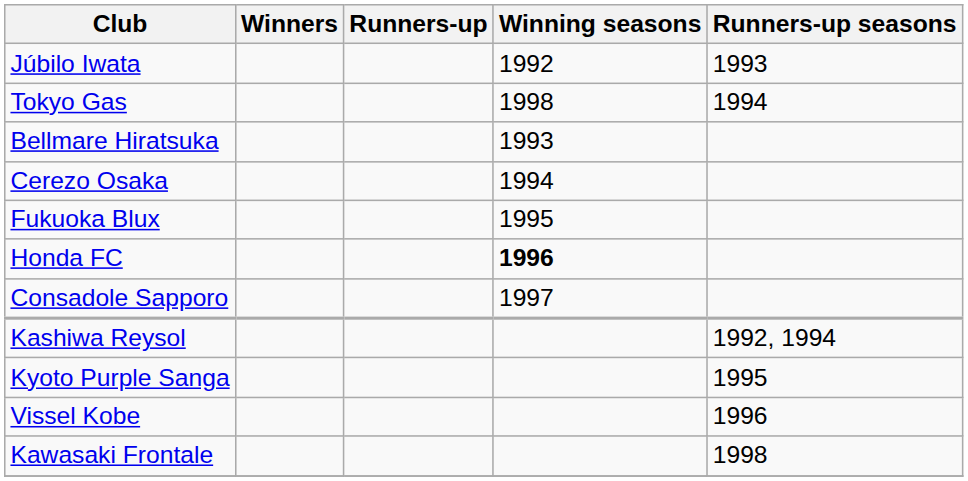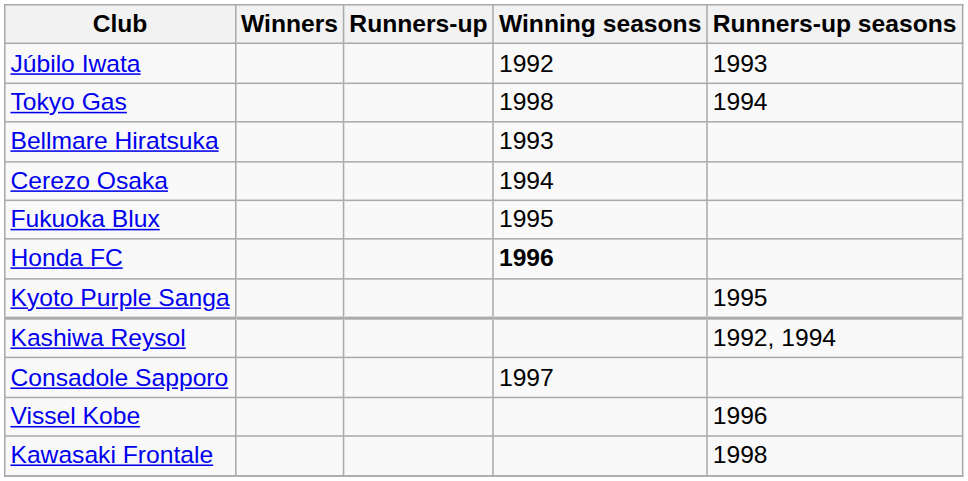rows swapped: (119, 297) <-> (120, 377)
